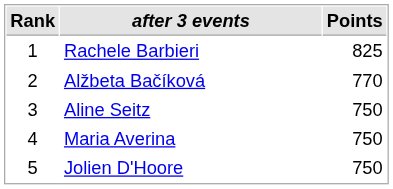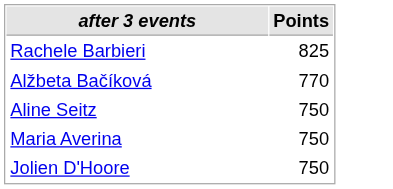- column: (33, 21)
